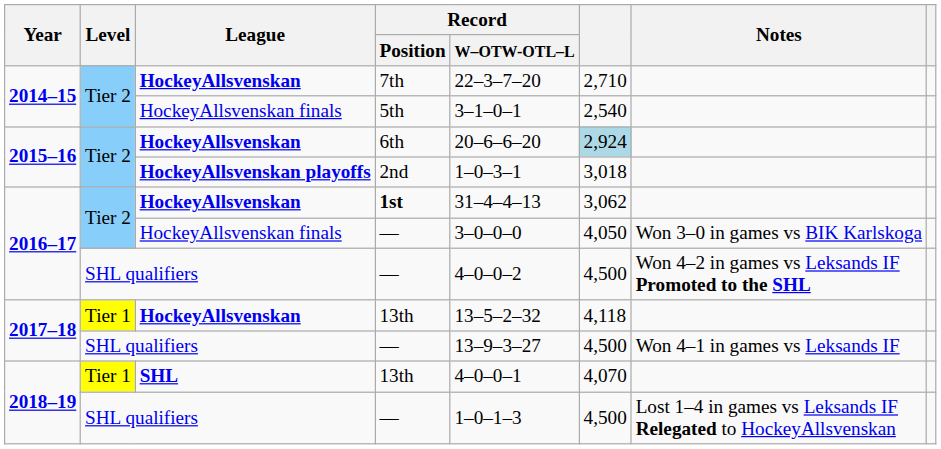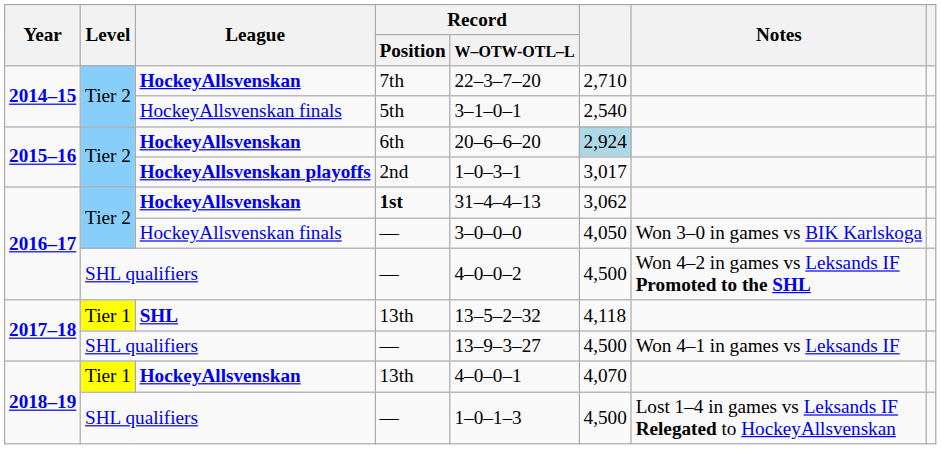(605, 171) 3,018 -> (605, 171) 3,017
(220, 315) HockeyAllsvenskan -> (159, 315) SHL
(159, 376) SHL -> (220, 376) HockeyAllsvenskan
